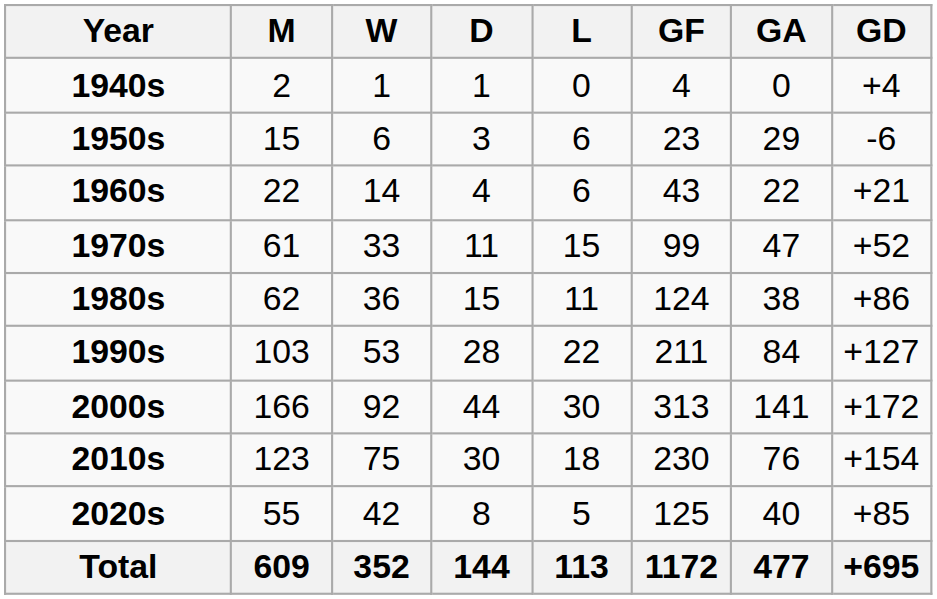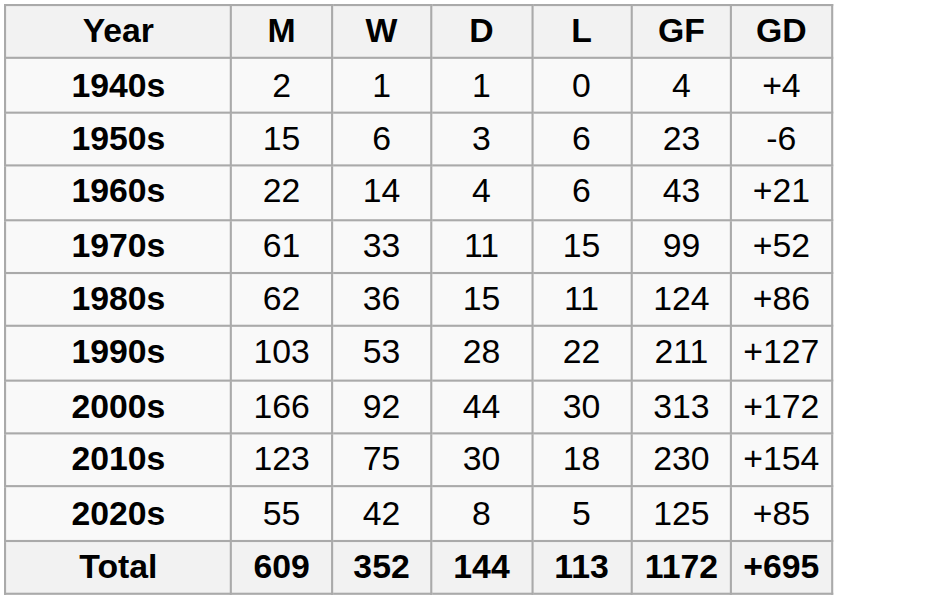- column: (781, 31)
